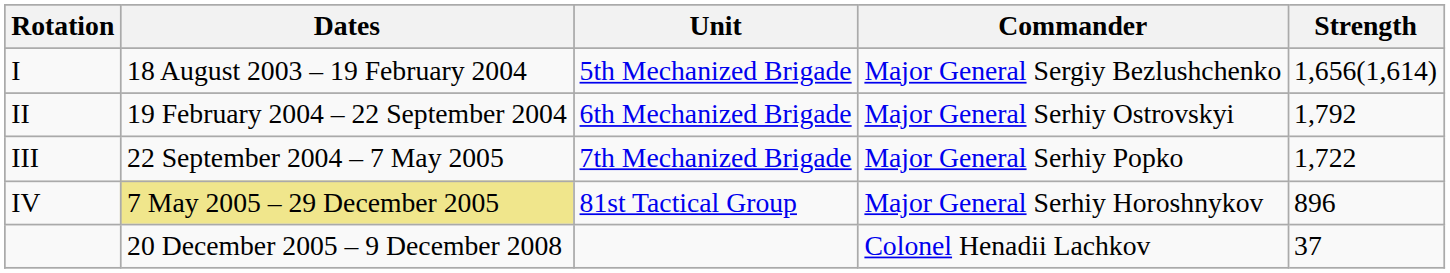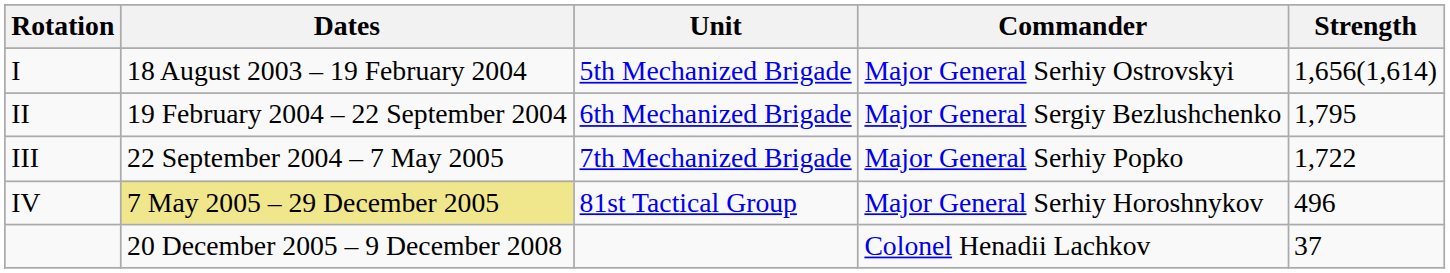(1073, 70) Major General Sergiy Bezlushchenko -> (1049, 70) Major General Serhiy Ostrovskyi
(1049, 114) Major General Serhiy Ostrovskyi -> (1073, 114) Major General Sergiy Bezlushchenko
(1325, 114) 1,792 -> (1325, 114) 1,795
(1315, 202) 896 -> (1315, 202) 496
